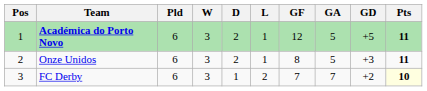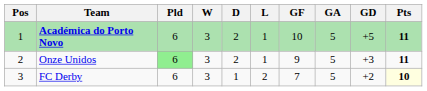(297, 36) 12 -> (297, 36) 10
(175, 59) no background -> (175, 59) lightgreen background
(297, 59) 8 -> (297, 59) 9
(333, 77) 7 -> (333, 77) 5
